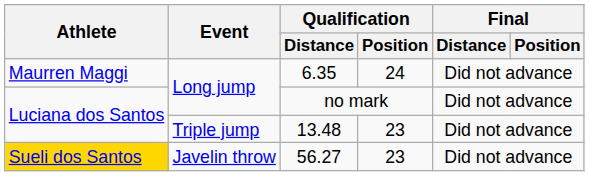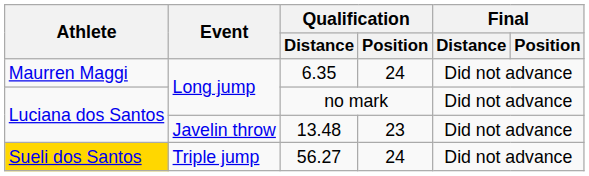(216, 129) Triple jump -> (224, 129) Javelin throw
(224, 157) Javelin throw -> (216, 157) Triple jump
(395, 157) 23 -> (395, 157) 24
